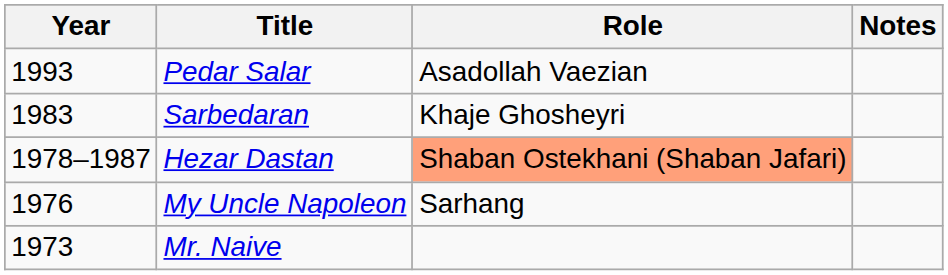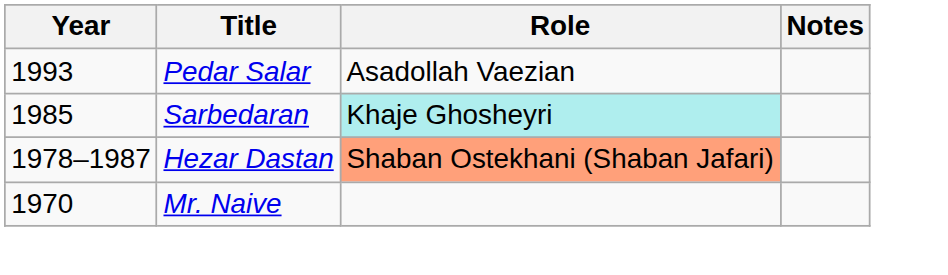(42, 114) 1983 -> (42, 114) 1985
(522, 114) no background -> (449, 114) paleturquoise background
- row: (285, 203)
(42, 247) 1973 -> (42, 203) 1970
